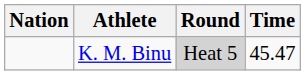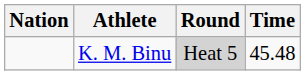(272, 53) 45.47 -> (272, 53) 45.48
